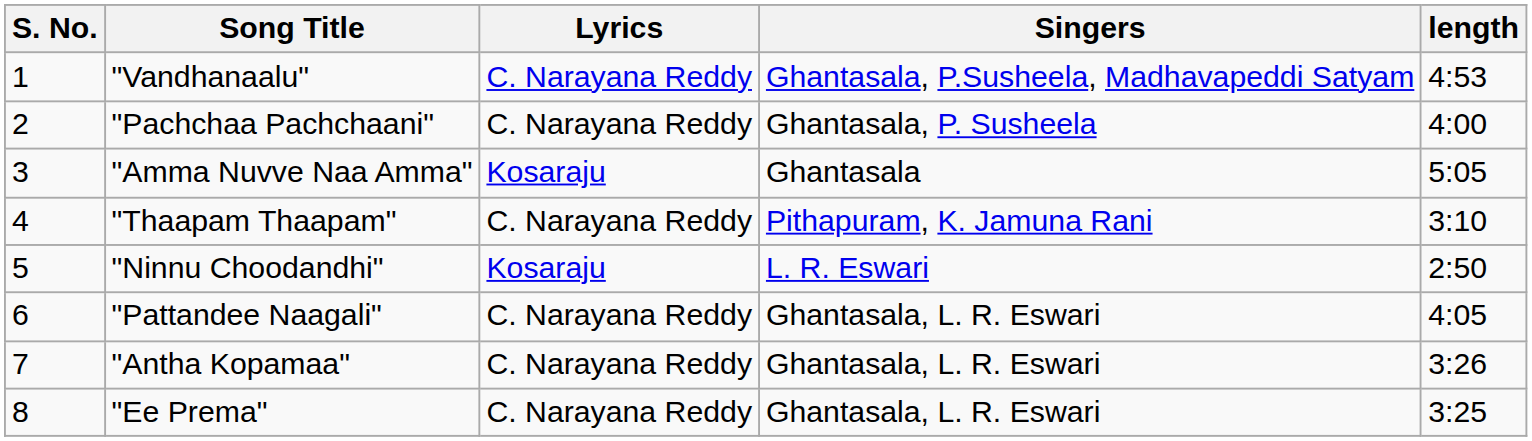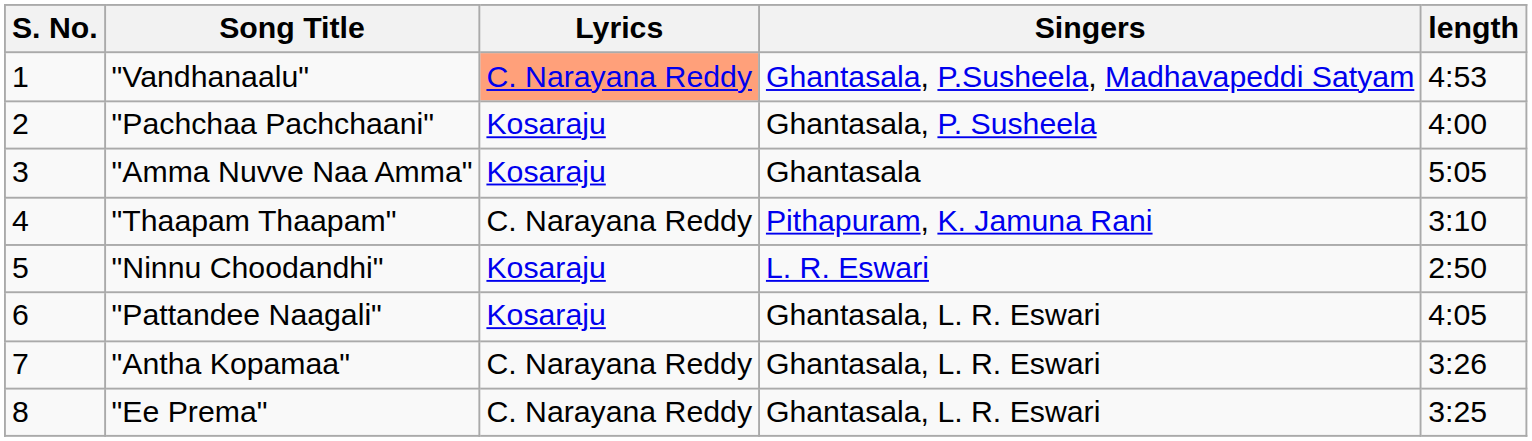(619, 76) no background -> (619, 76) lightsalmon background
(619, 124) C. Narayana Reddy -> (546, 124) Kosaraju
(619, 316) C. Narayana Reddy -> (546, 316) Kosaraju
